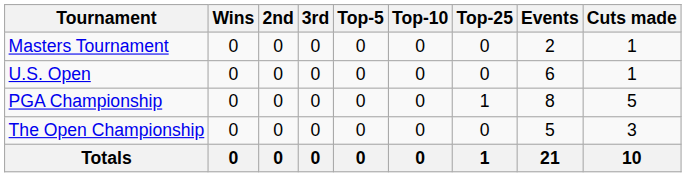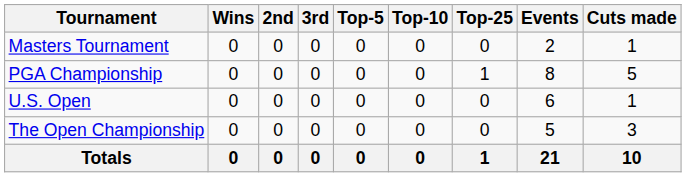rows swapped: (85, 102) <-> (50, 74)
